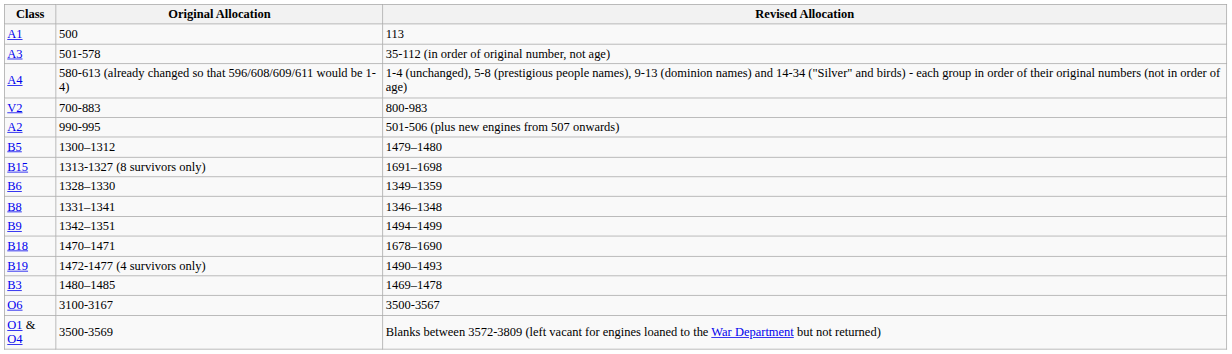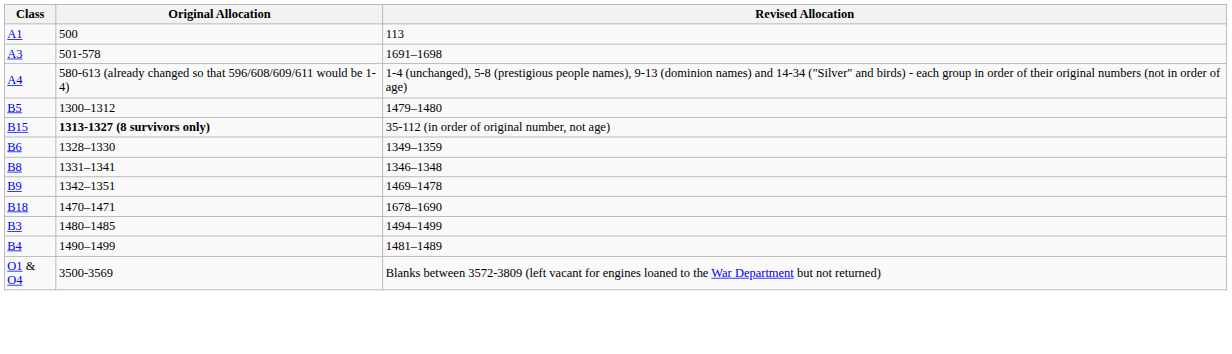(498, 53) 35-112 (in order of original number, not age) -> (414, 53) 1691–1698
- row: (15, 107)
- row: (15, 127)
(132, 166) normal -> (134, 127) bold
(414, 166) 1691–1698 -> (498, 127) 35-112 (in order of original number, not age)
(414, 226) 1494–1499 -> (414, 186) 1469–1478
- row: (18, 265)
(414, 285) 1469–1478 -> (414, 226) 1494–1499
+ row: (15, 246)
- row: (15, 305)
